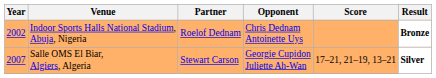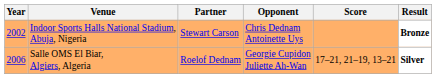(211, 34) Roelof Dednam -> (210, 34) Stewart Carson
(16, 60) 2007 -> (16, 60) 2006
(210, 60) Stewart Carson -> (211, 60) Roelof Dednam
